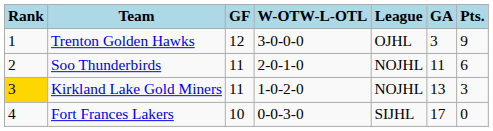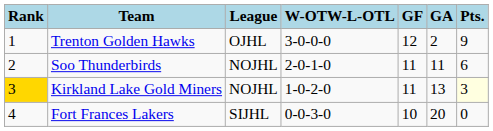columns swapped: (399, 16) <-> (240, 16)
(434, 41) 3 -> (434, 41) 2
(464, 89) no background -> (464, 89) lightyellow background
(438, 114) 17 -> (438, 114) 20
